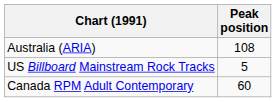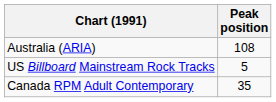(244, 86) 60 -> (244, 86) 35
